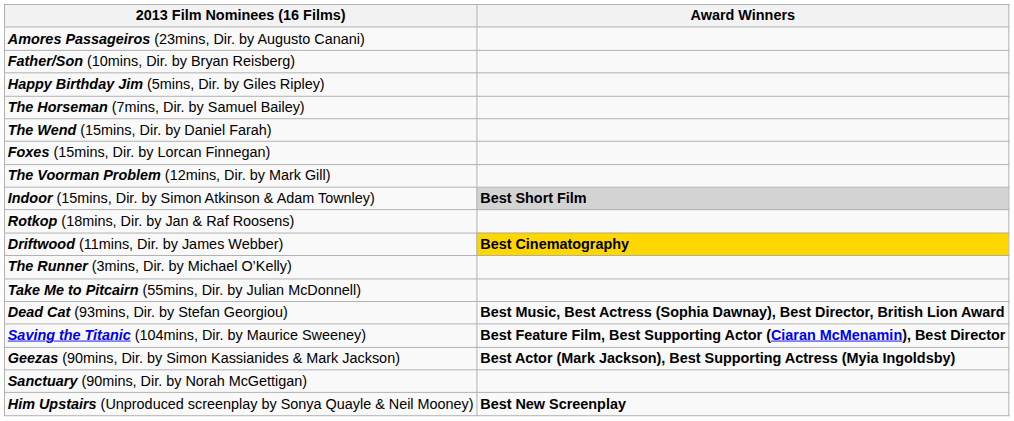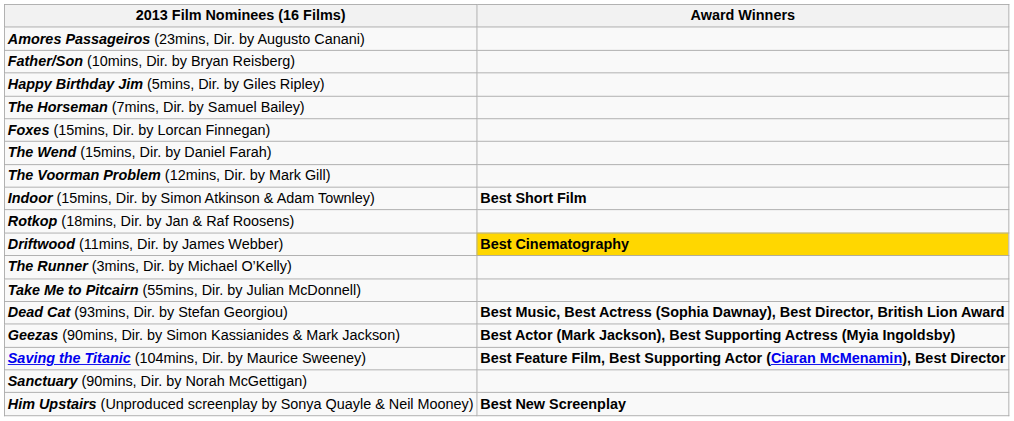rows swapped: (139, 152) <-> (140, 130)
(533, 198) lightgrey background -> (533, 198) no background
rows swapped: (187, 335) <-> (204, 358)
